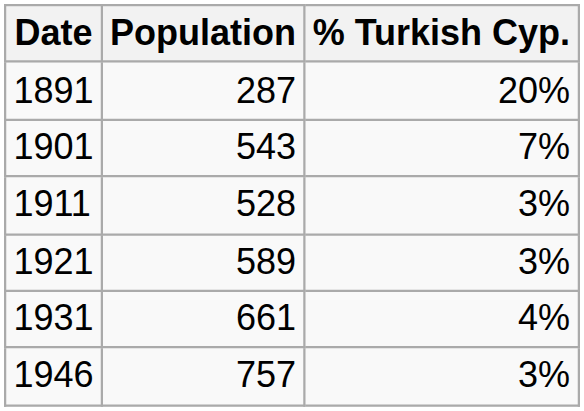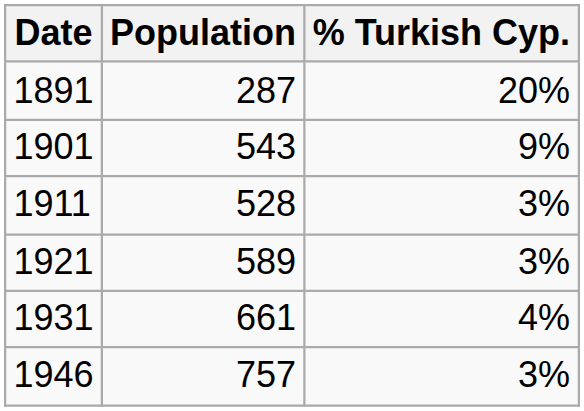(544, 147) 7% -> (544, 147) 9%
